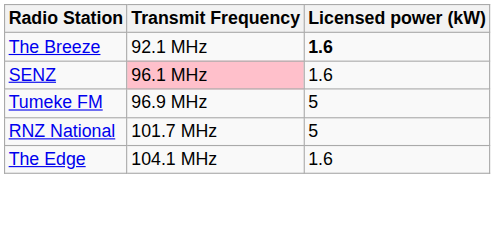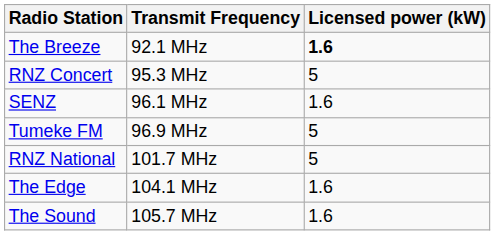+ row: (60, 74)
(169, 74) pink background -> (169, 103) no background
+ row: (52, 215)
